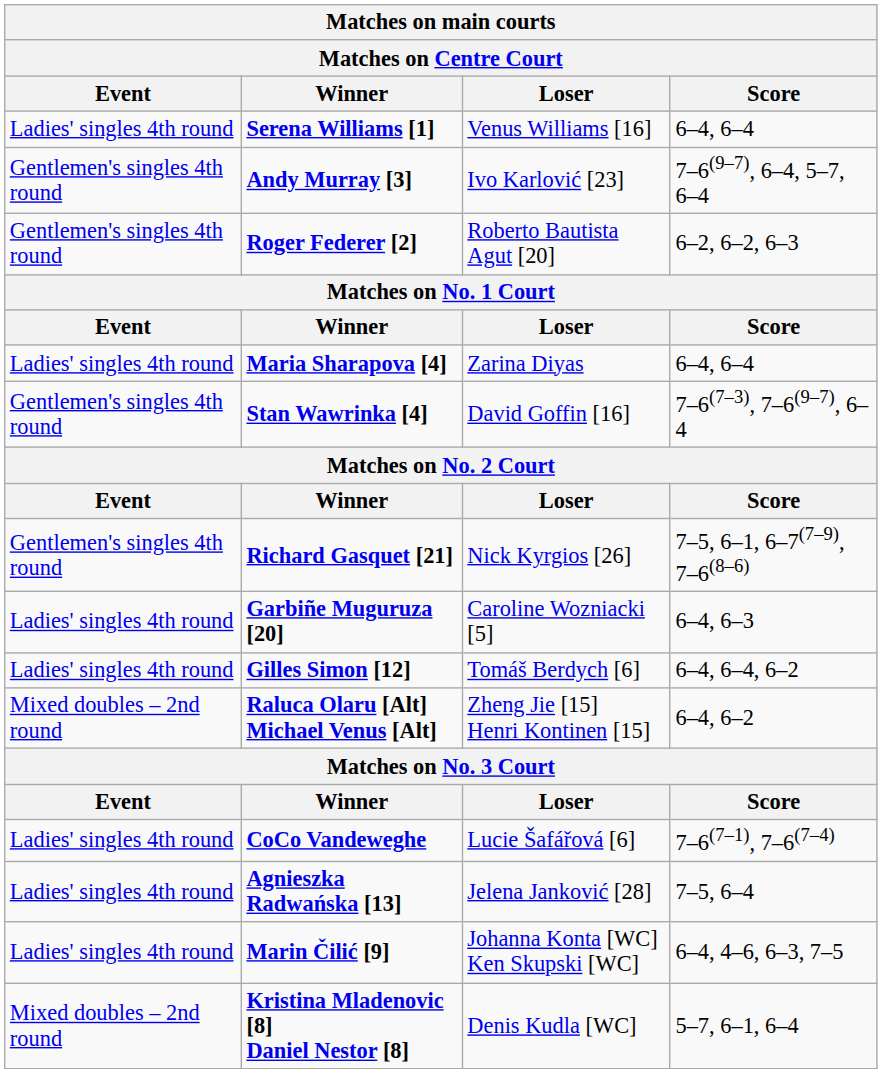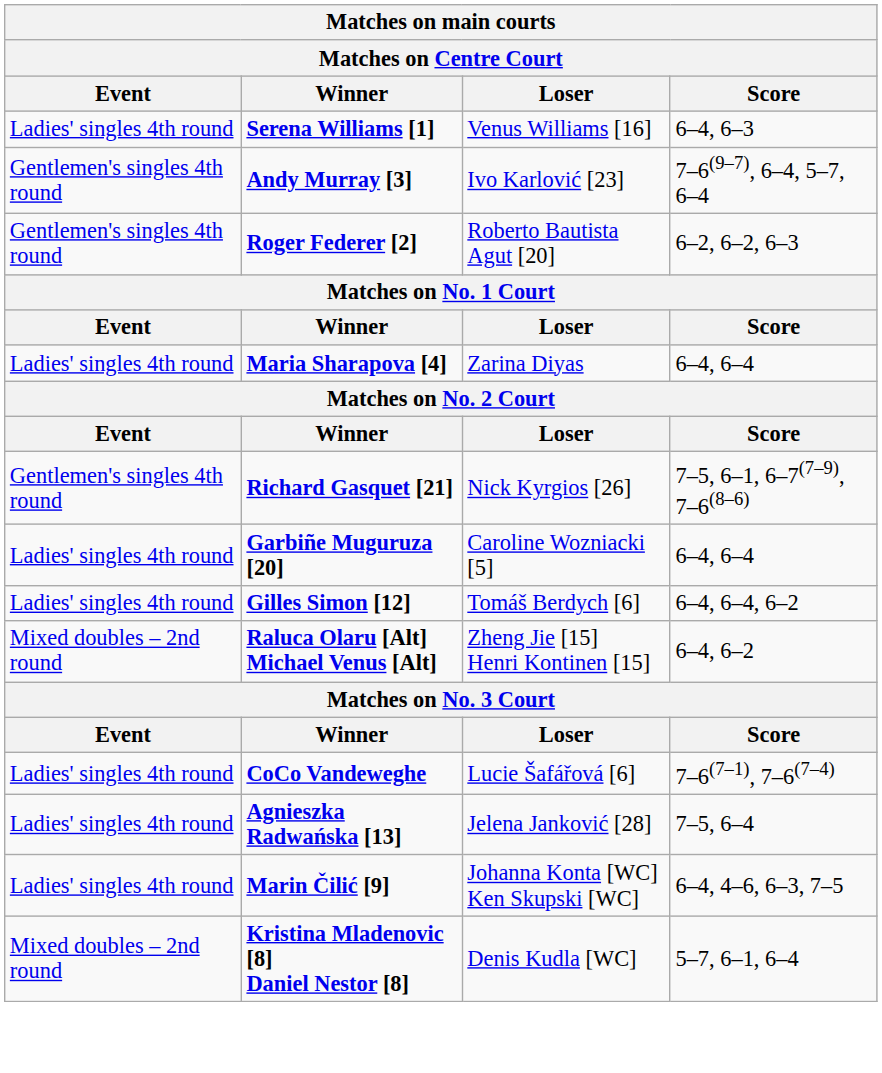(715, 128) 6–4, 6–4 -> (715, 128) 6–4, 6–3
- row: (337, 414)
(715, 621) 6–4, 6–3 -> (715, 554) 6–4, 6–4
